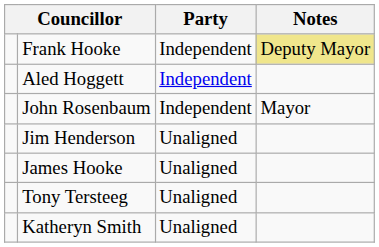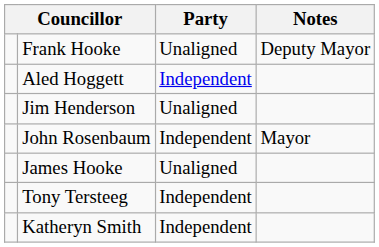(206, 49) Independent -> (198, 49) Unaligned
(315, 49) khaki background -> (315, 49) no background
rows swapped: (86, 108) <-> (79, 138)
(198, 197) Unaligned -> (206, 197) Independent
(198, 227) Unaligned -> (206, 227) Independent
